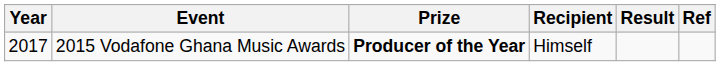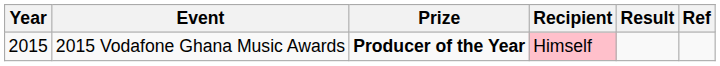(28, 46) 2017 -> (28, 46) 2015
(563, 46) no background -> (563, 46) pink background
